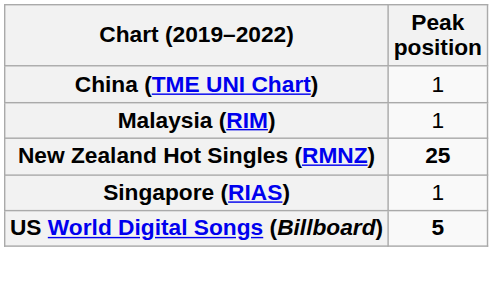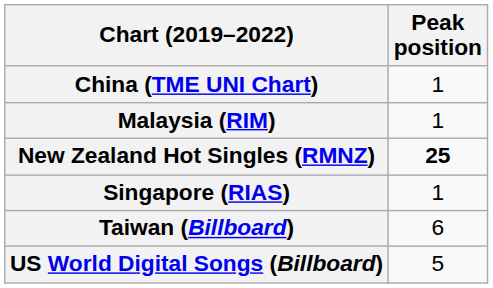+ row: (197, 228)
(438, 228) bold -> (438, 264) normal
